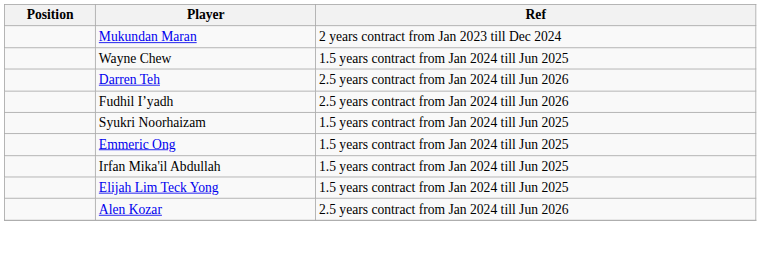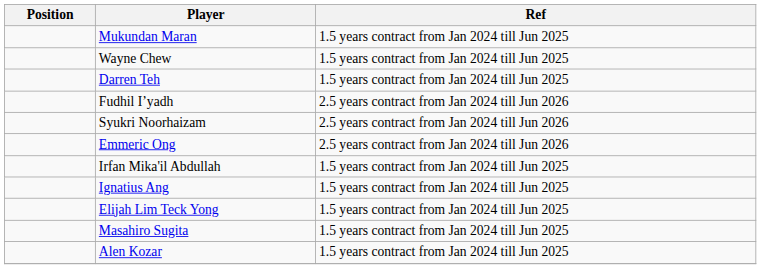(440, 36) 2 years contract from Jan 2023 till Dec 2024 -> (444, 36) 1.5 years contract from Jan 2024 till Jun 2025
(444, 79) 2.5 years contract from Jan 2024 till Jun 2026 -> (444, 79) 1.5 years contract from Jan 2024 till Jun 2025
(444, 123) 1.5 years contract from Jan 2024 till Jun 2025 -> (444, 123) 2.5 years contract from Jan 2024 till Jun 2026
(444, 144) 1.5 years contract from Jan 2024 till Jun 2025 -> (444, 144) 2.5 years contract from Jan 2024 till Jun 2026
+ row: (134, 187)
+ row: (144, 230)
(444, 209) 2.5 years contract from Jan 2024 till Jun 2026 -> (444, 252) 1.5 years contract from Jan 2024 till Jun 2025
